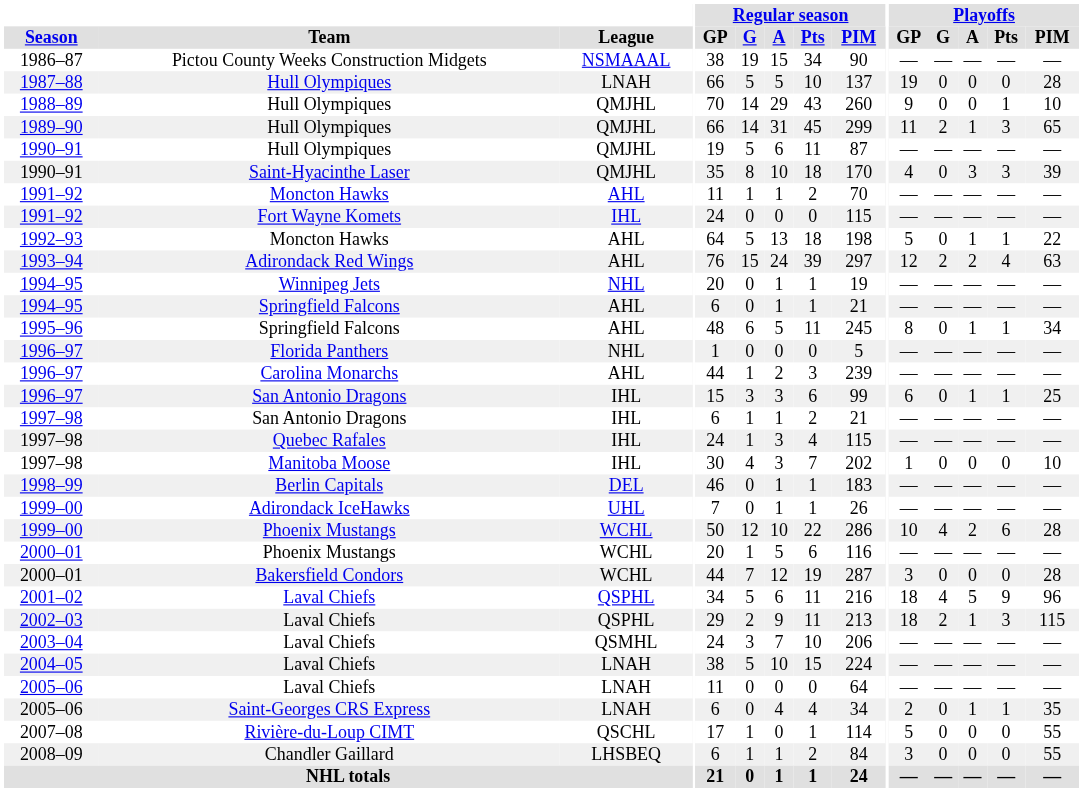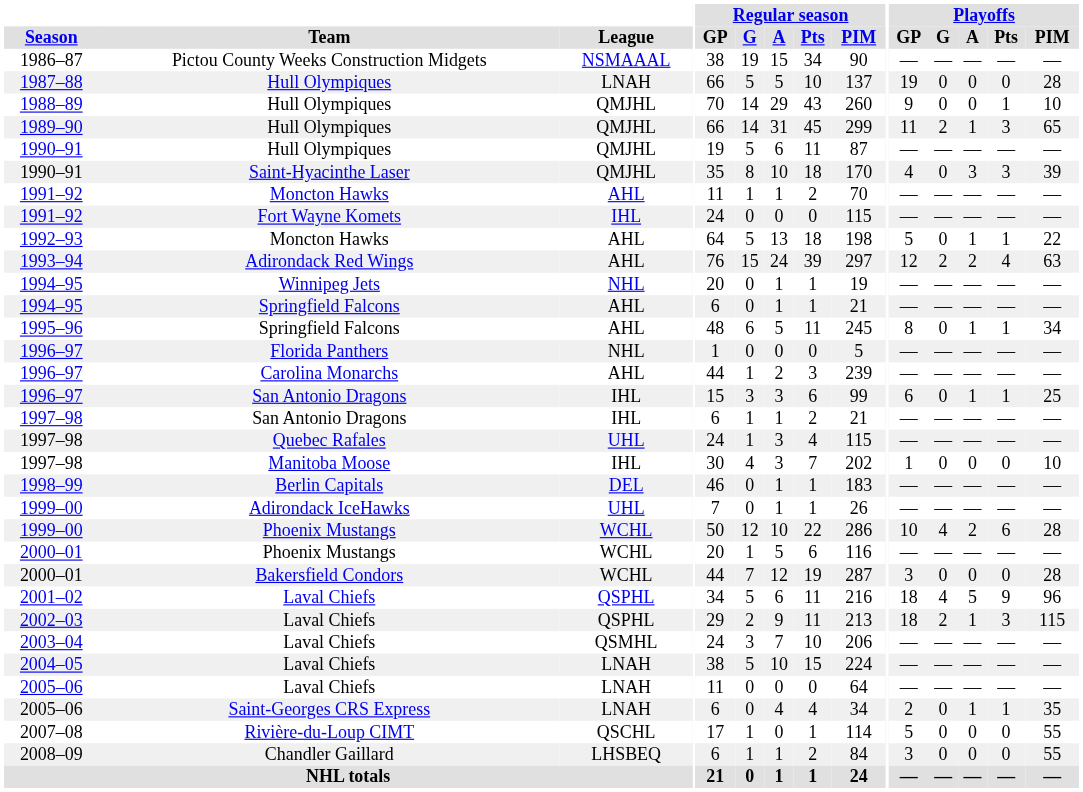(626, 440) IHL -> (626, 440) UHL
